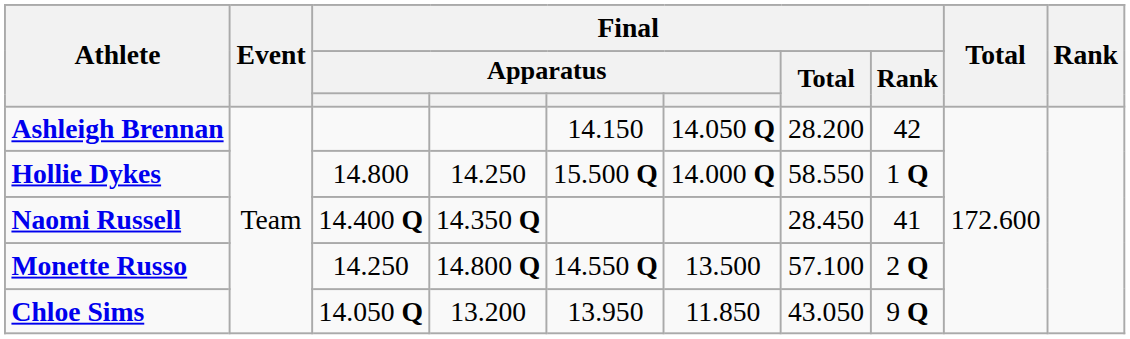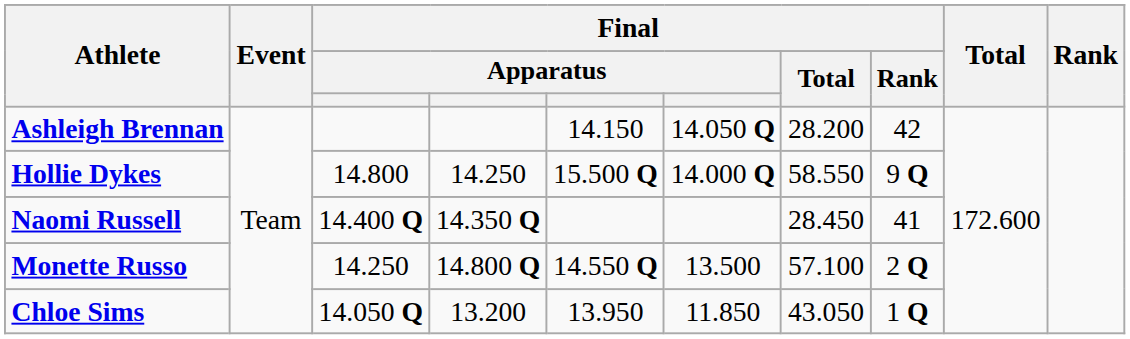(907, 174) 1 Q -> (907, 174) 9 Q
(907, 311) 9 Q -> (907, 311) 1 Q
